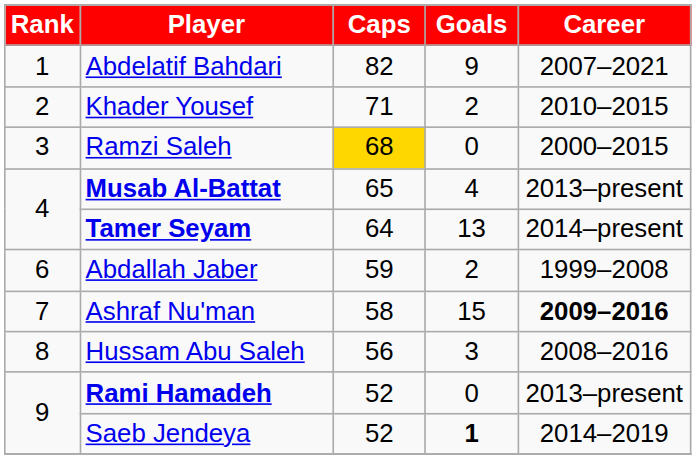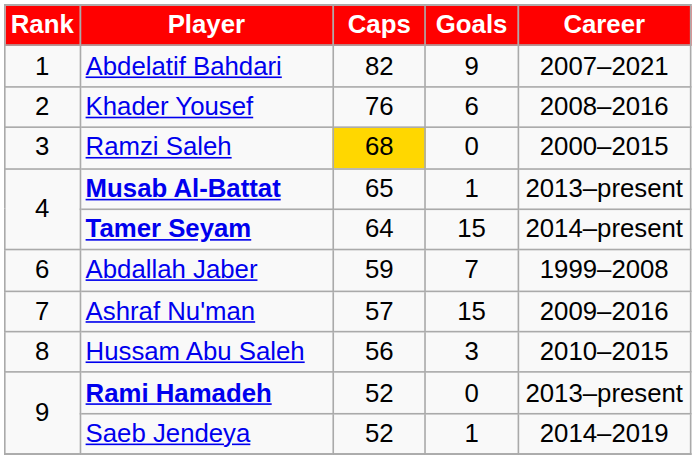(379, 106) 71 -> (379, 106) 76
(472, 106) 2 -> (472, 106) 6
(604, 106) 2010–2015 -> (604, 106) 2008–2016
(472, 188) 4 -> (472, 188) 1
(472, 229) 13 -> (472, 229) 15
(472, 270) 2 -> (472, 270) 7
(379, 310) 58 -> (379, 310) 57
(604, 310) bold -> (604, 310) normal
(604, 351) 2008–2016 -> (604, 351) 2010–2015
(472, 433) bold -> (472, 433) normal
